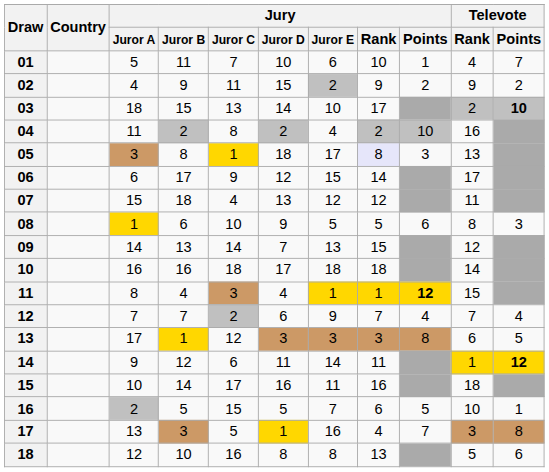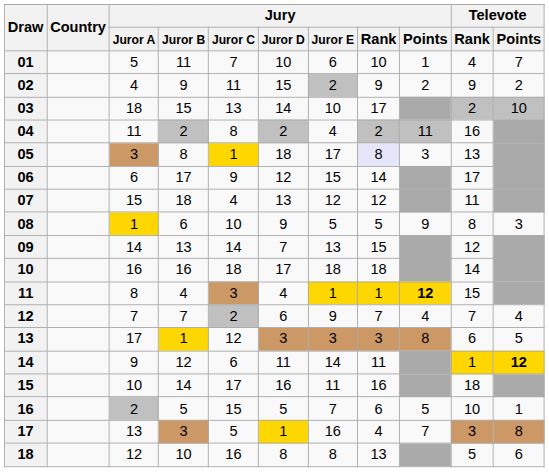(519, 108) bold -> (519, 108) normal
(425, 131) 10 -> (425, 131) 11
(425, 223) 6 -> (425, 223) 9
